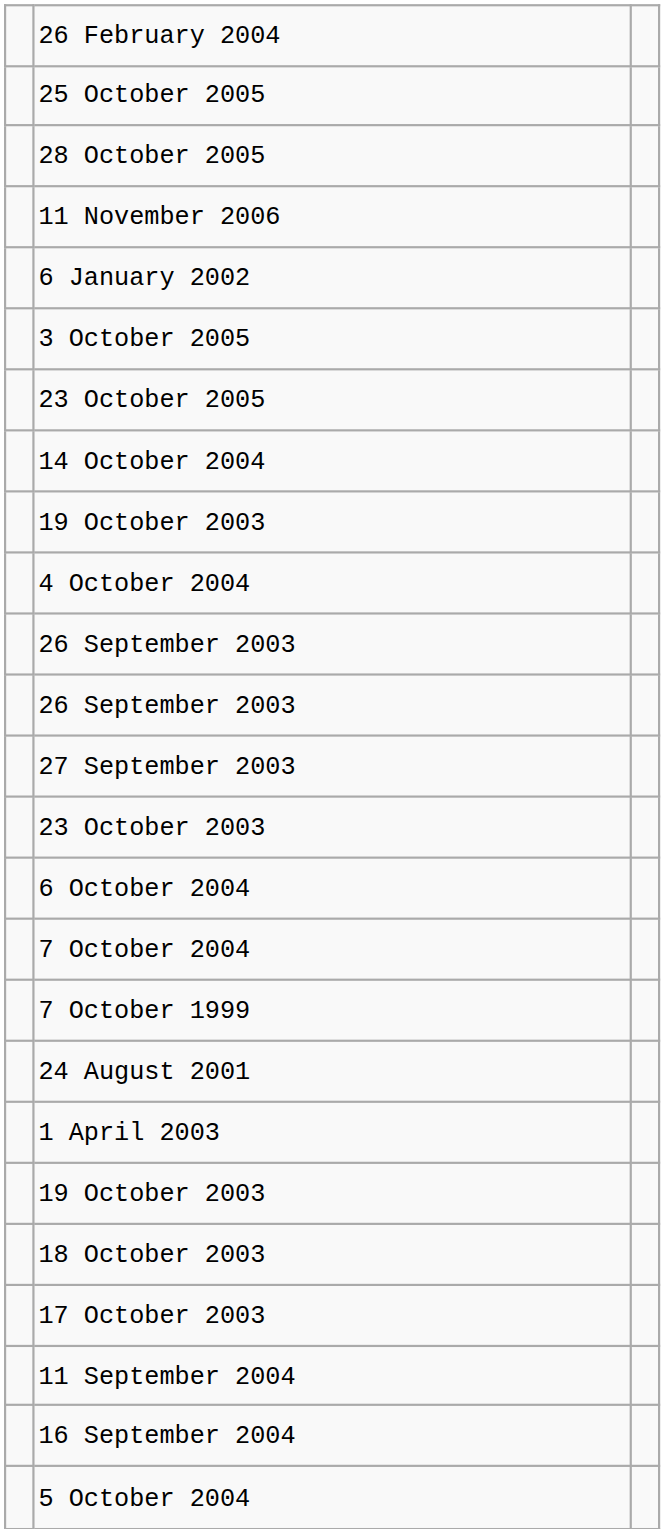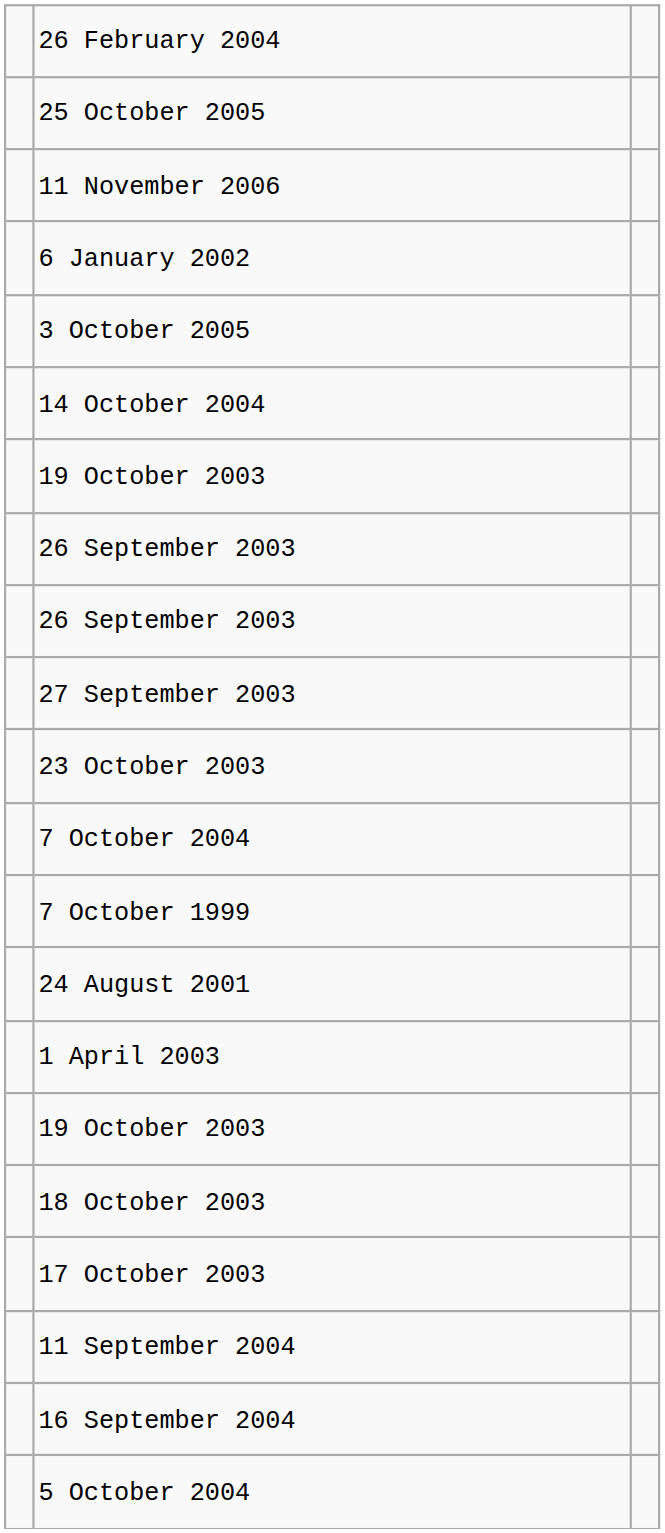- row: (19, 157)
- row: (19, 400)
- row: (19, 583)
- row: (19, 888)
